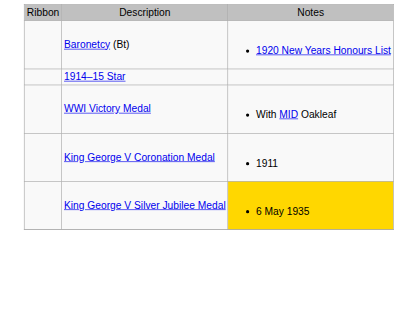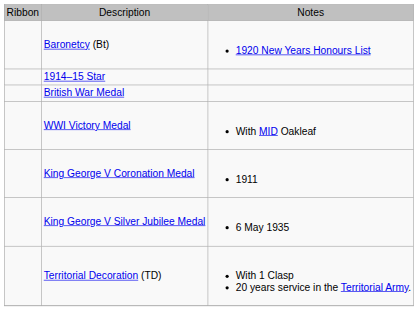+ row: (84, 93)
(311, 211) gold background -> (311, 228) no background
+ row: (103, 276)
